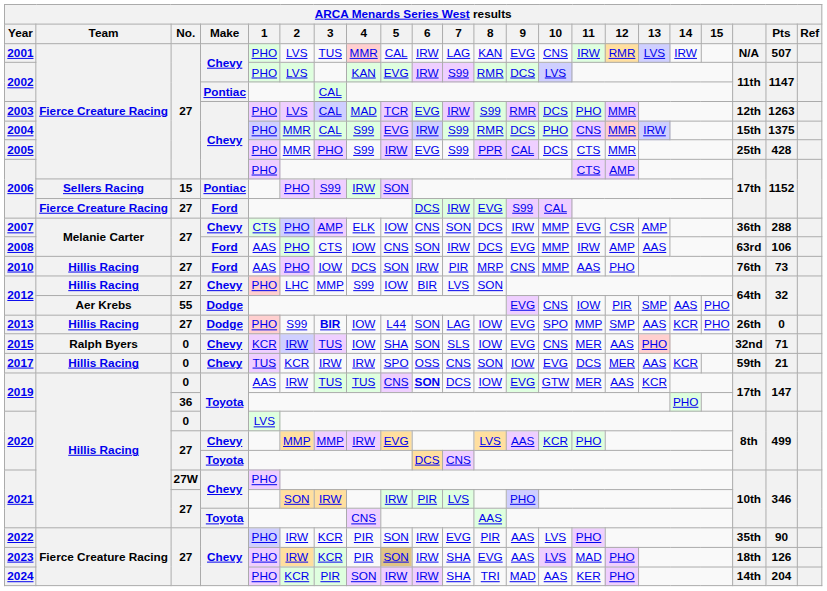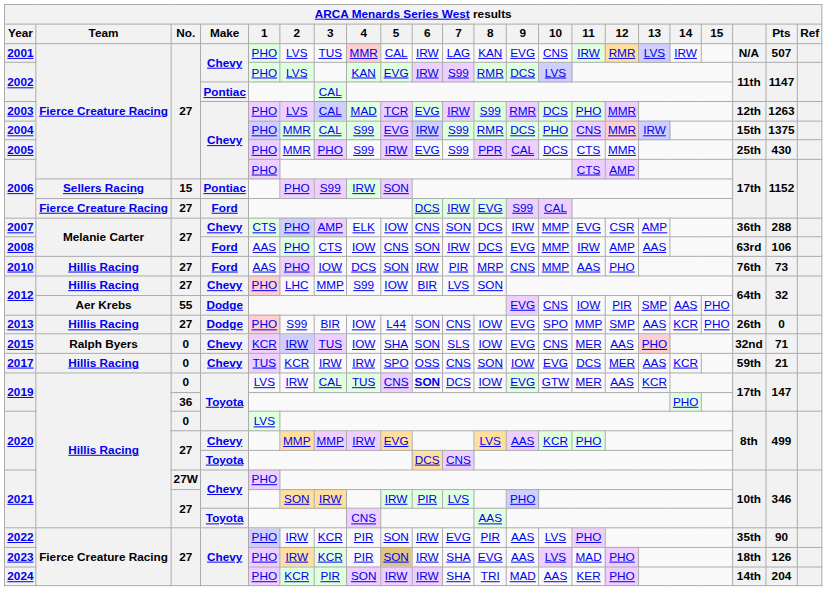(781, 150) 428 -> (781, 150) 430
(330, 324) bold -> (330, 324) normal
(458, 324) LAG -> (458, 324) CNS
(264, 383) AAS -> (264, 383) LVS
(330, 383) TUS -> (330, 383) CAL
